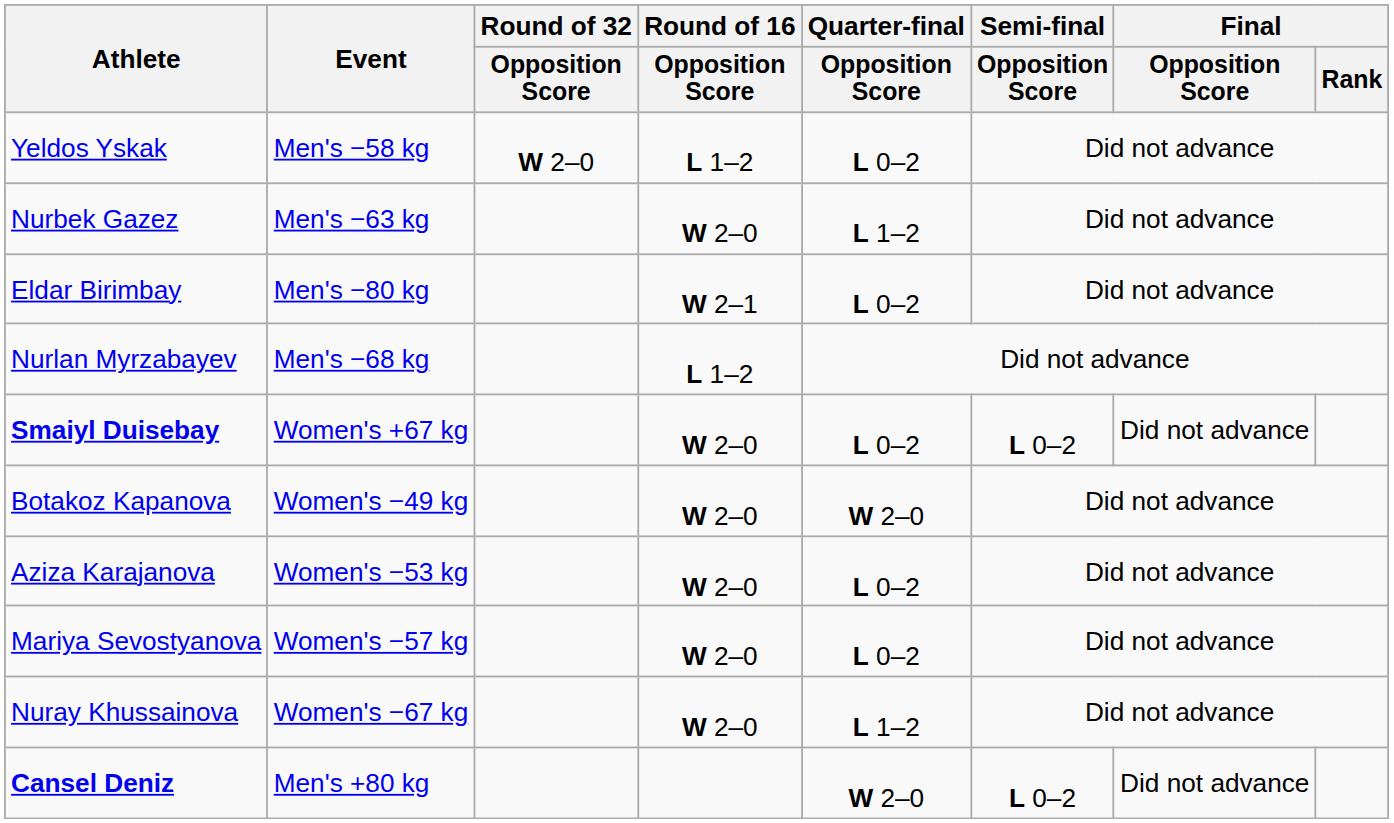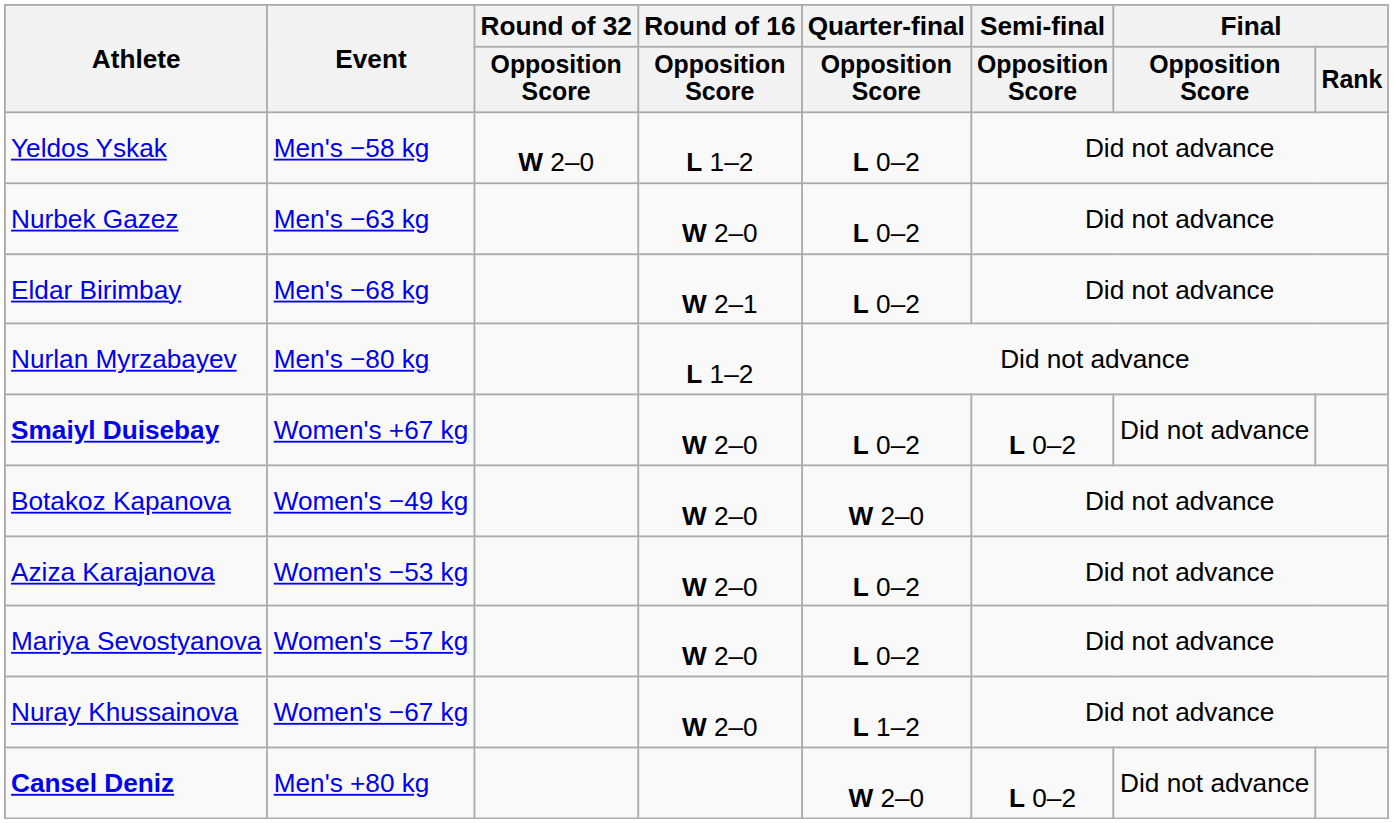(886, 233) L 1–2 -> (886, 233) L 0–2
(352, 289) Men's −80 kg -> (352, 289) Men's −68 kg
(352, 360) Men's −68 kg -> (352, 360) Men's −80 kg
